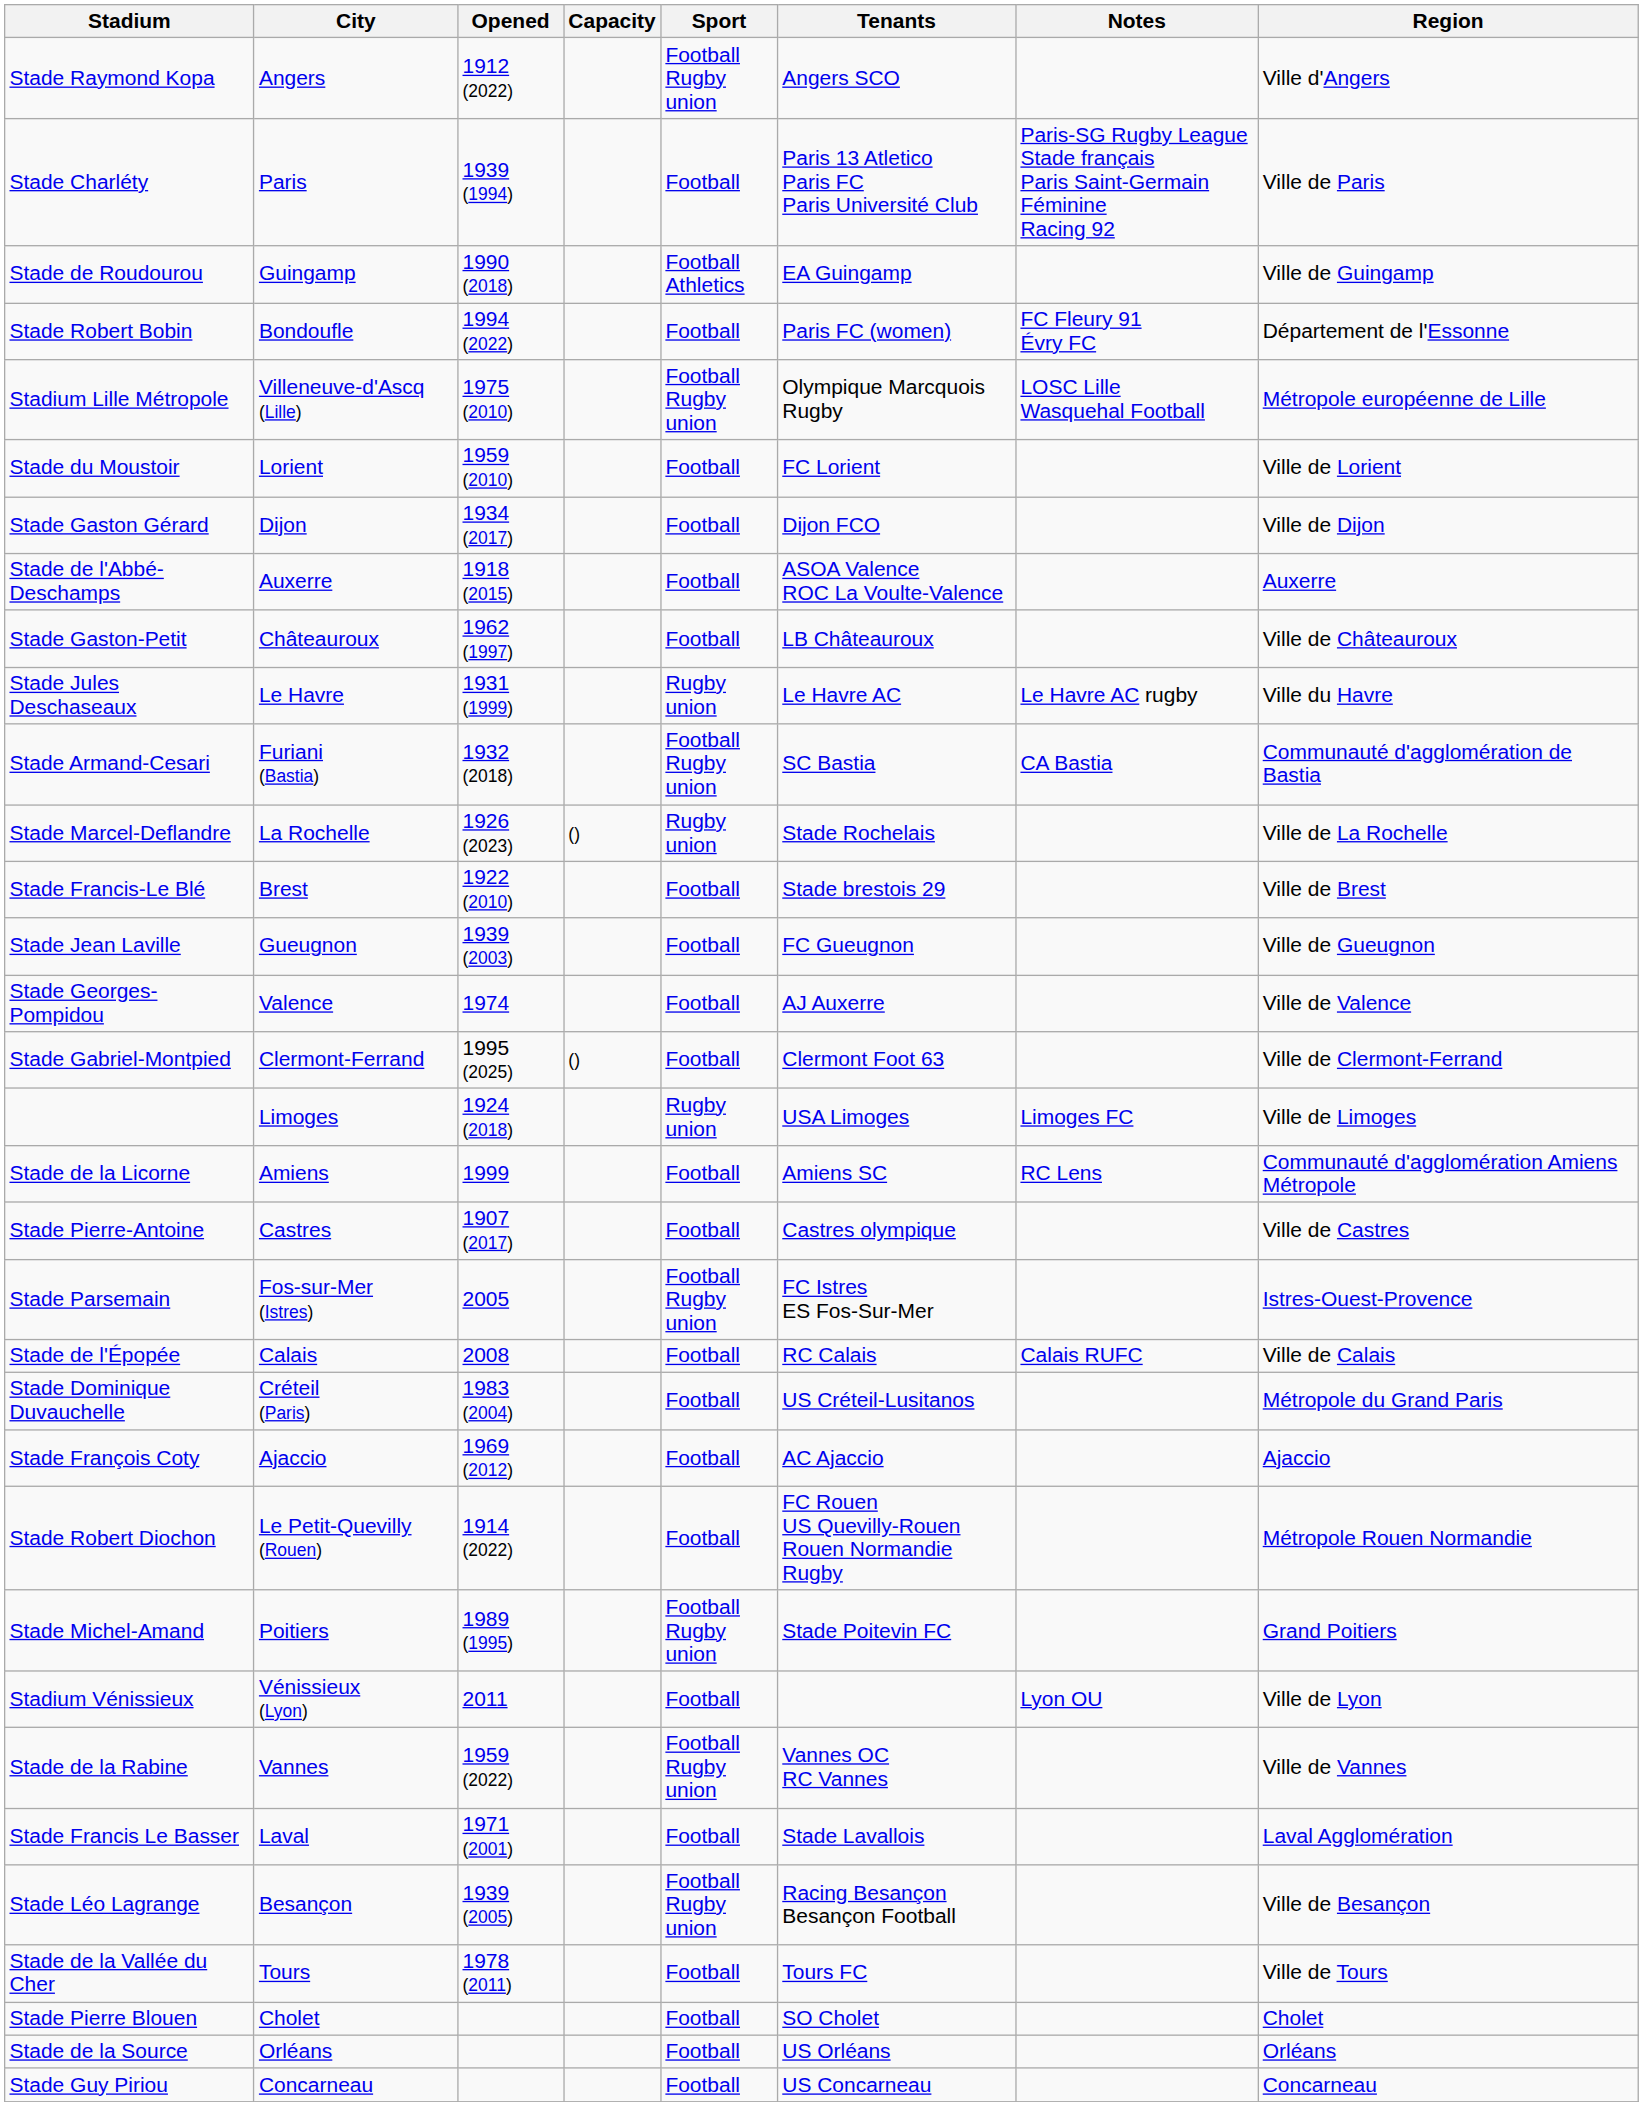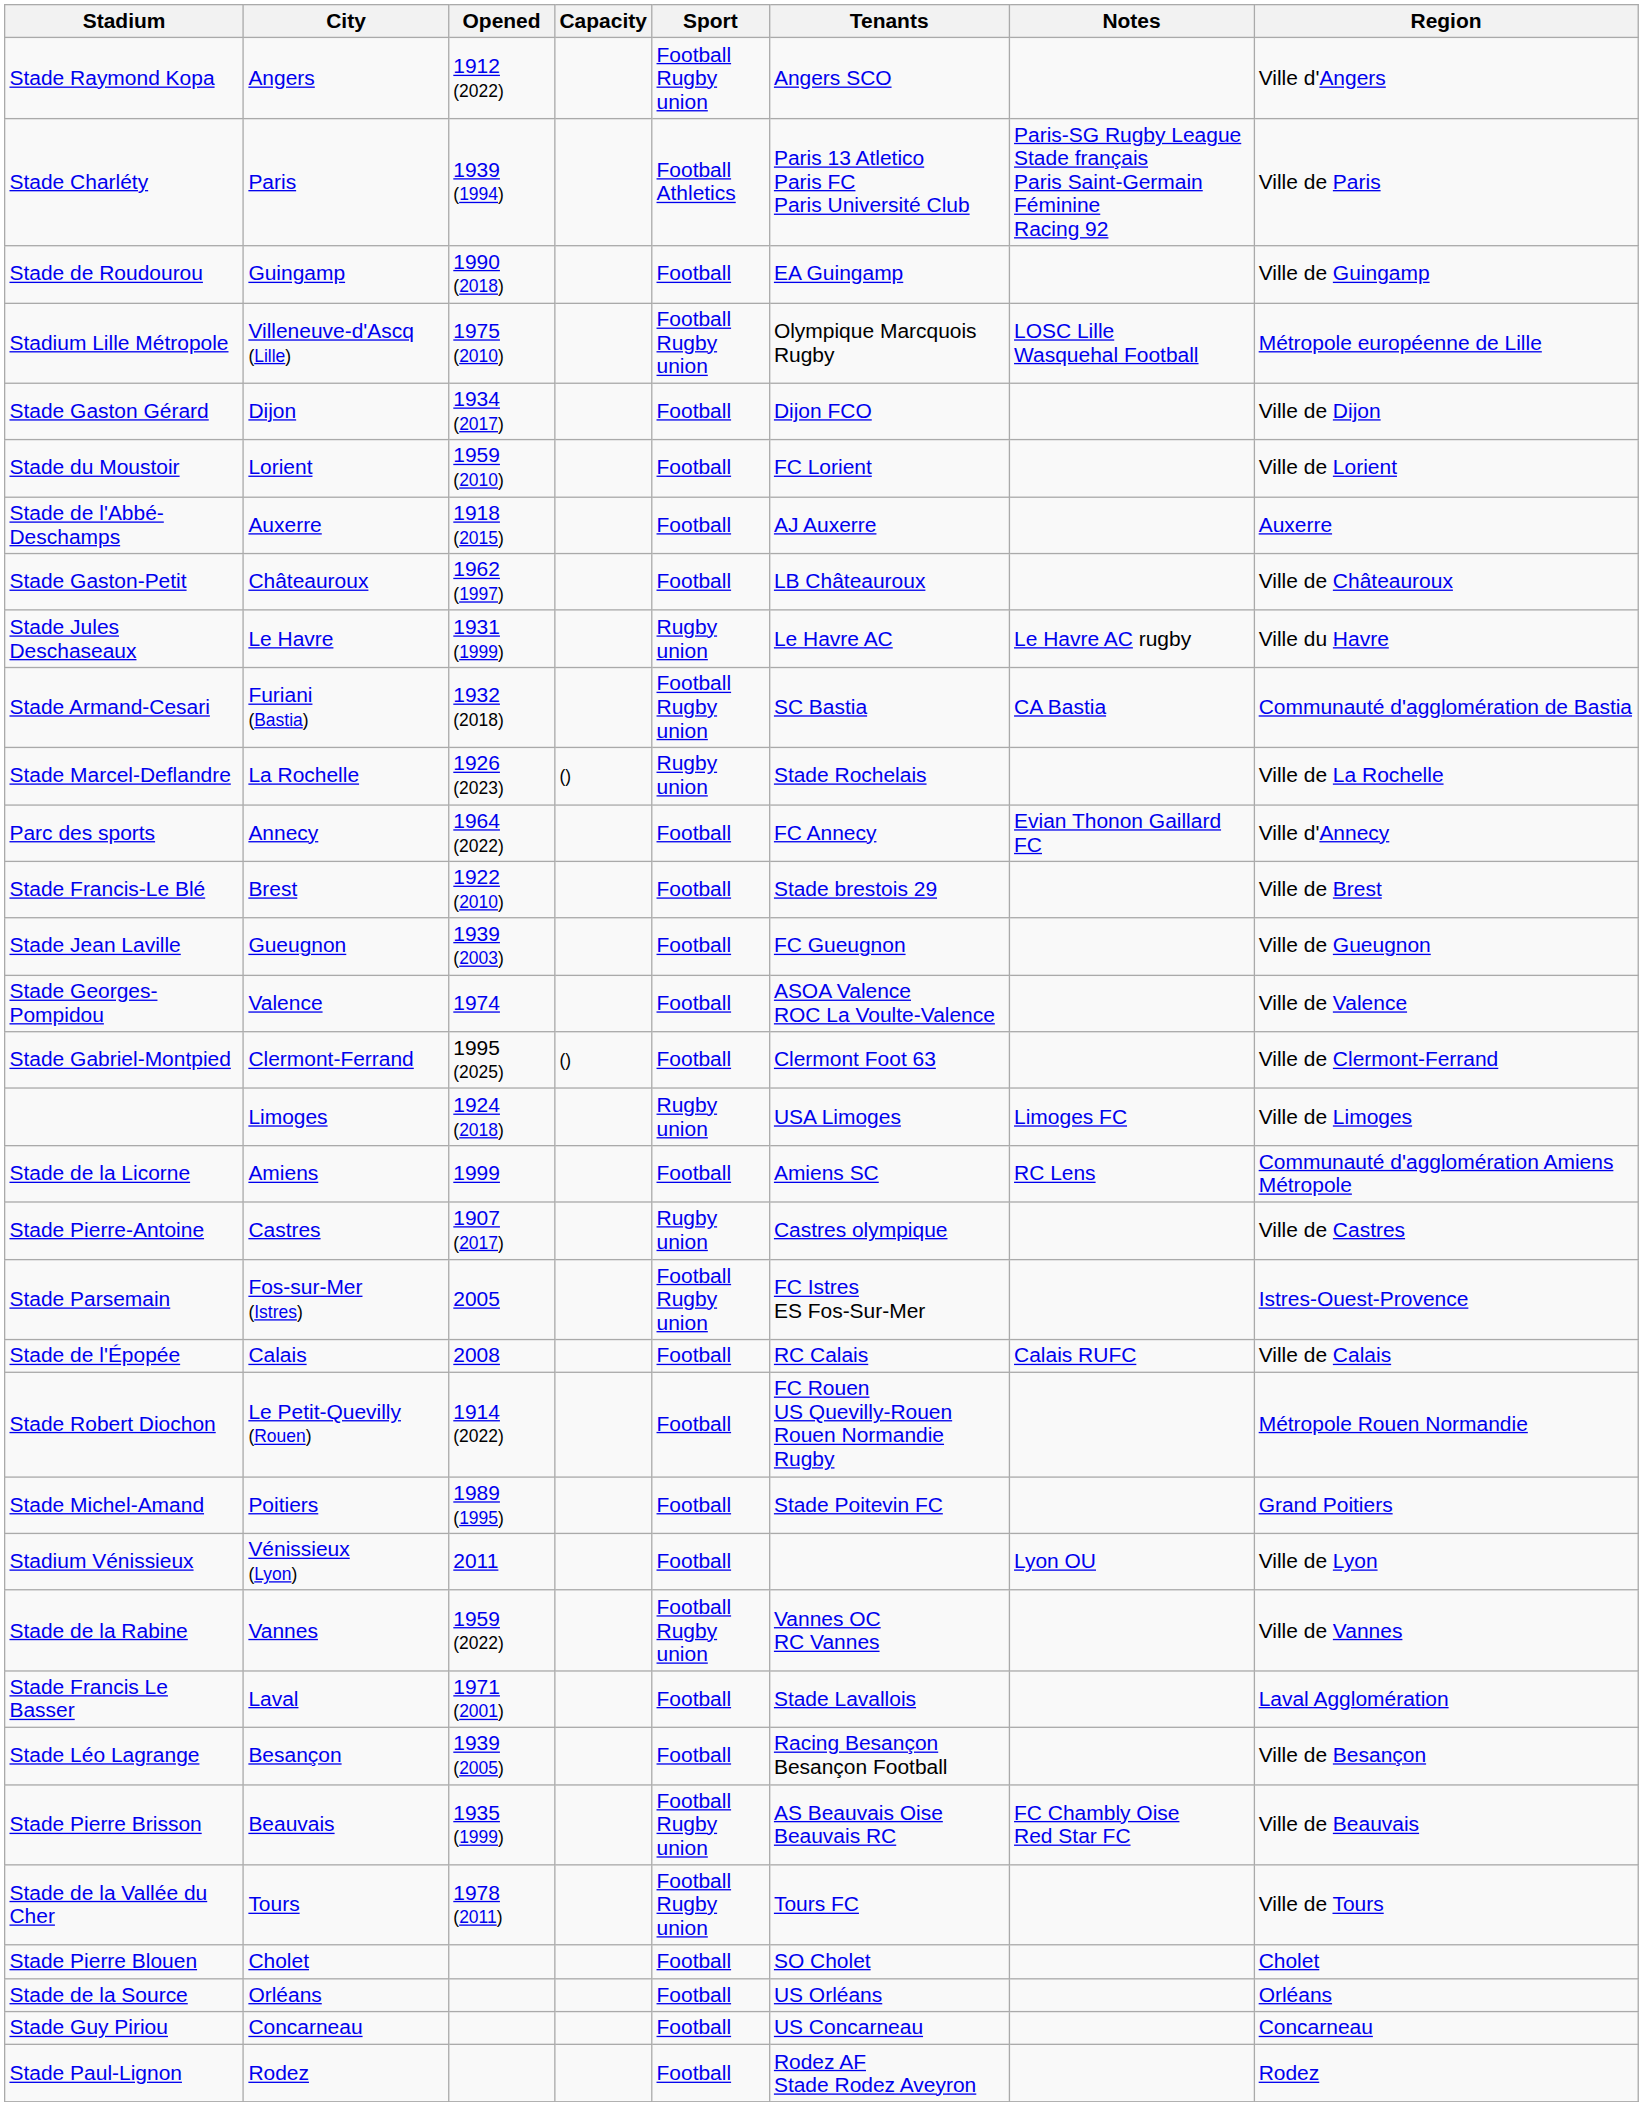(703, 181) Football -> (696, 181) Football Athletics
(705, 274) Football Athletics -> (694, 274) Football
- row: (101, 330)
rows swapped: (95, 468) <-> (109, 524)
(893, 581) ASOA Valence ROC La Voulte-Valence -> (825, 524) AJ Auxerre
+ row: (82, 832)
(834, 1003) AJ Auxerre -> (884, 1003) ASOA Valence ROC La Voulte-Valence
(703, 1230) Football -> (687, 1230) Rugby union
- row: (90, 1400)
- row: (104, 1457)
(703, 1630) Football Rugby union -> (694, 1504) Football
(703, 1904) Football Rugby union -> (694, 1755) Football
+ row: (106, 1824)
(703, 1973) Football -> (694, 1904) Football Rugby union
+ row: (96, 2073)
